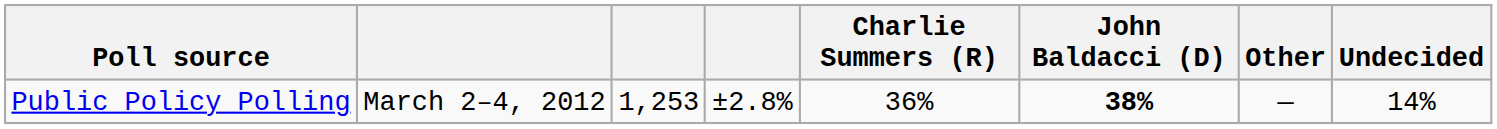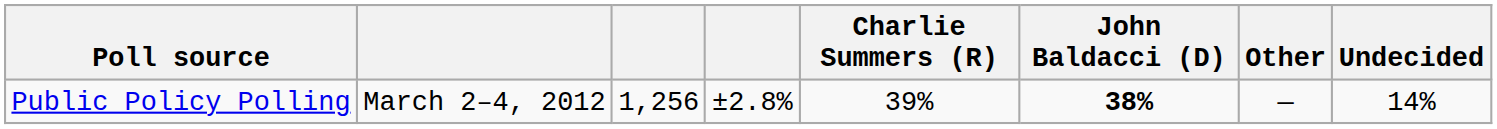(659, 102) 1,253 -> (659, 102) 1,256
(909, 102) 36% -> (909, 102) 39%
